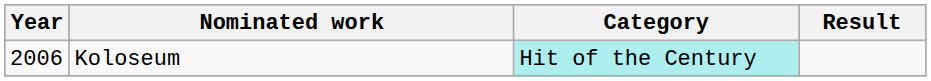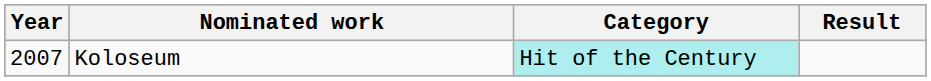(36, 59) 2006 -> (36, 59) 2007
